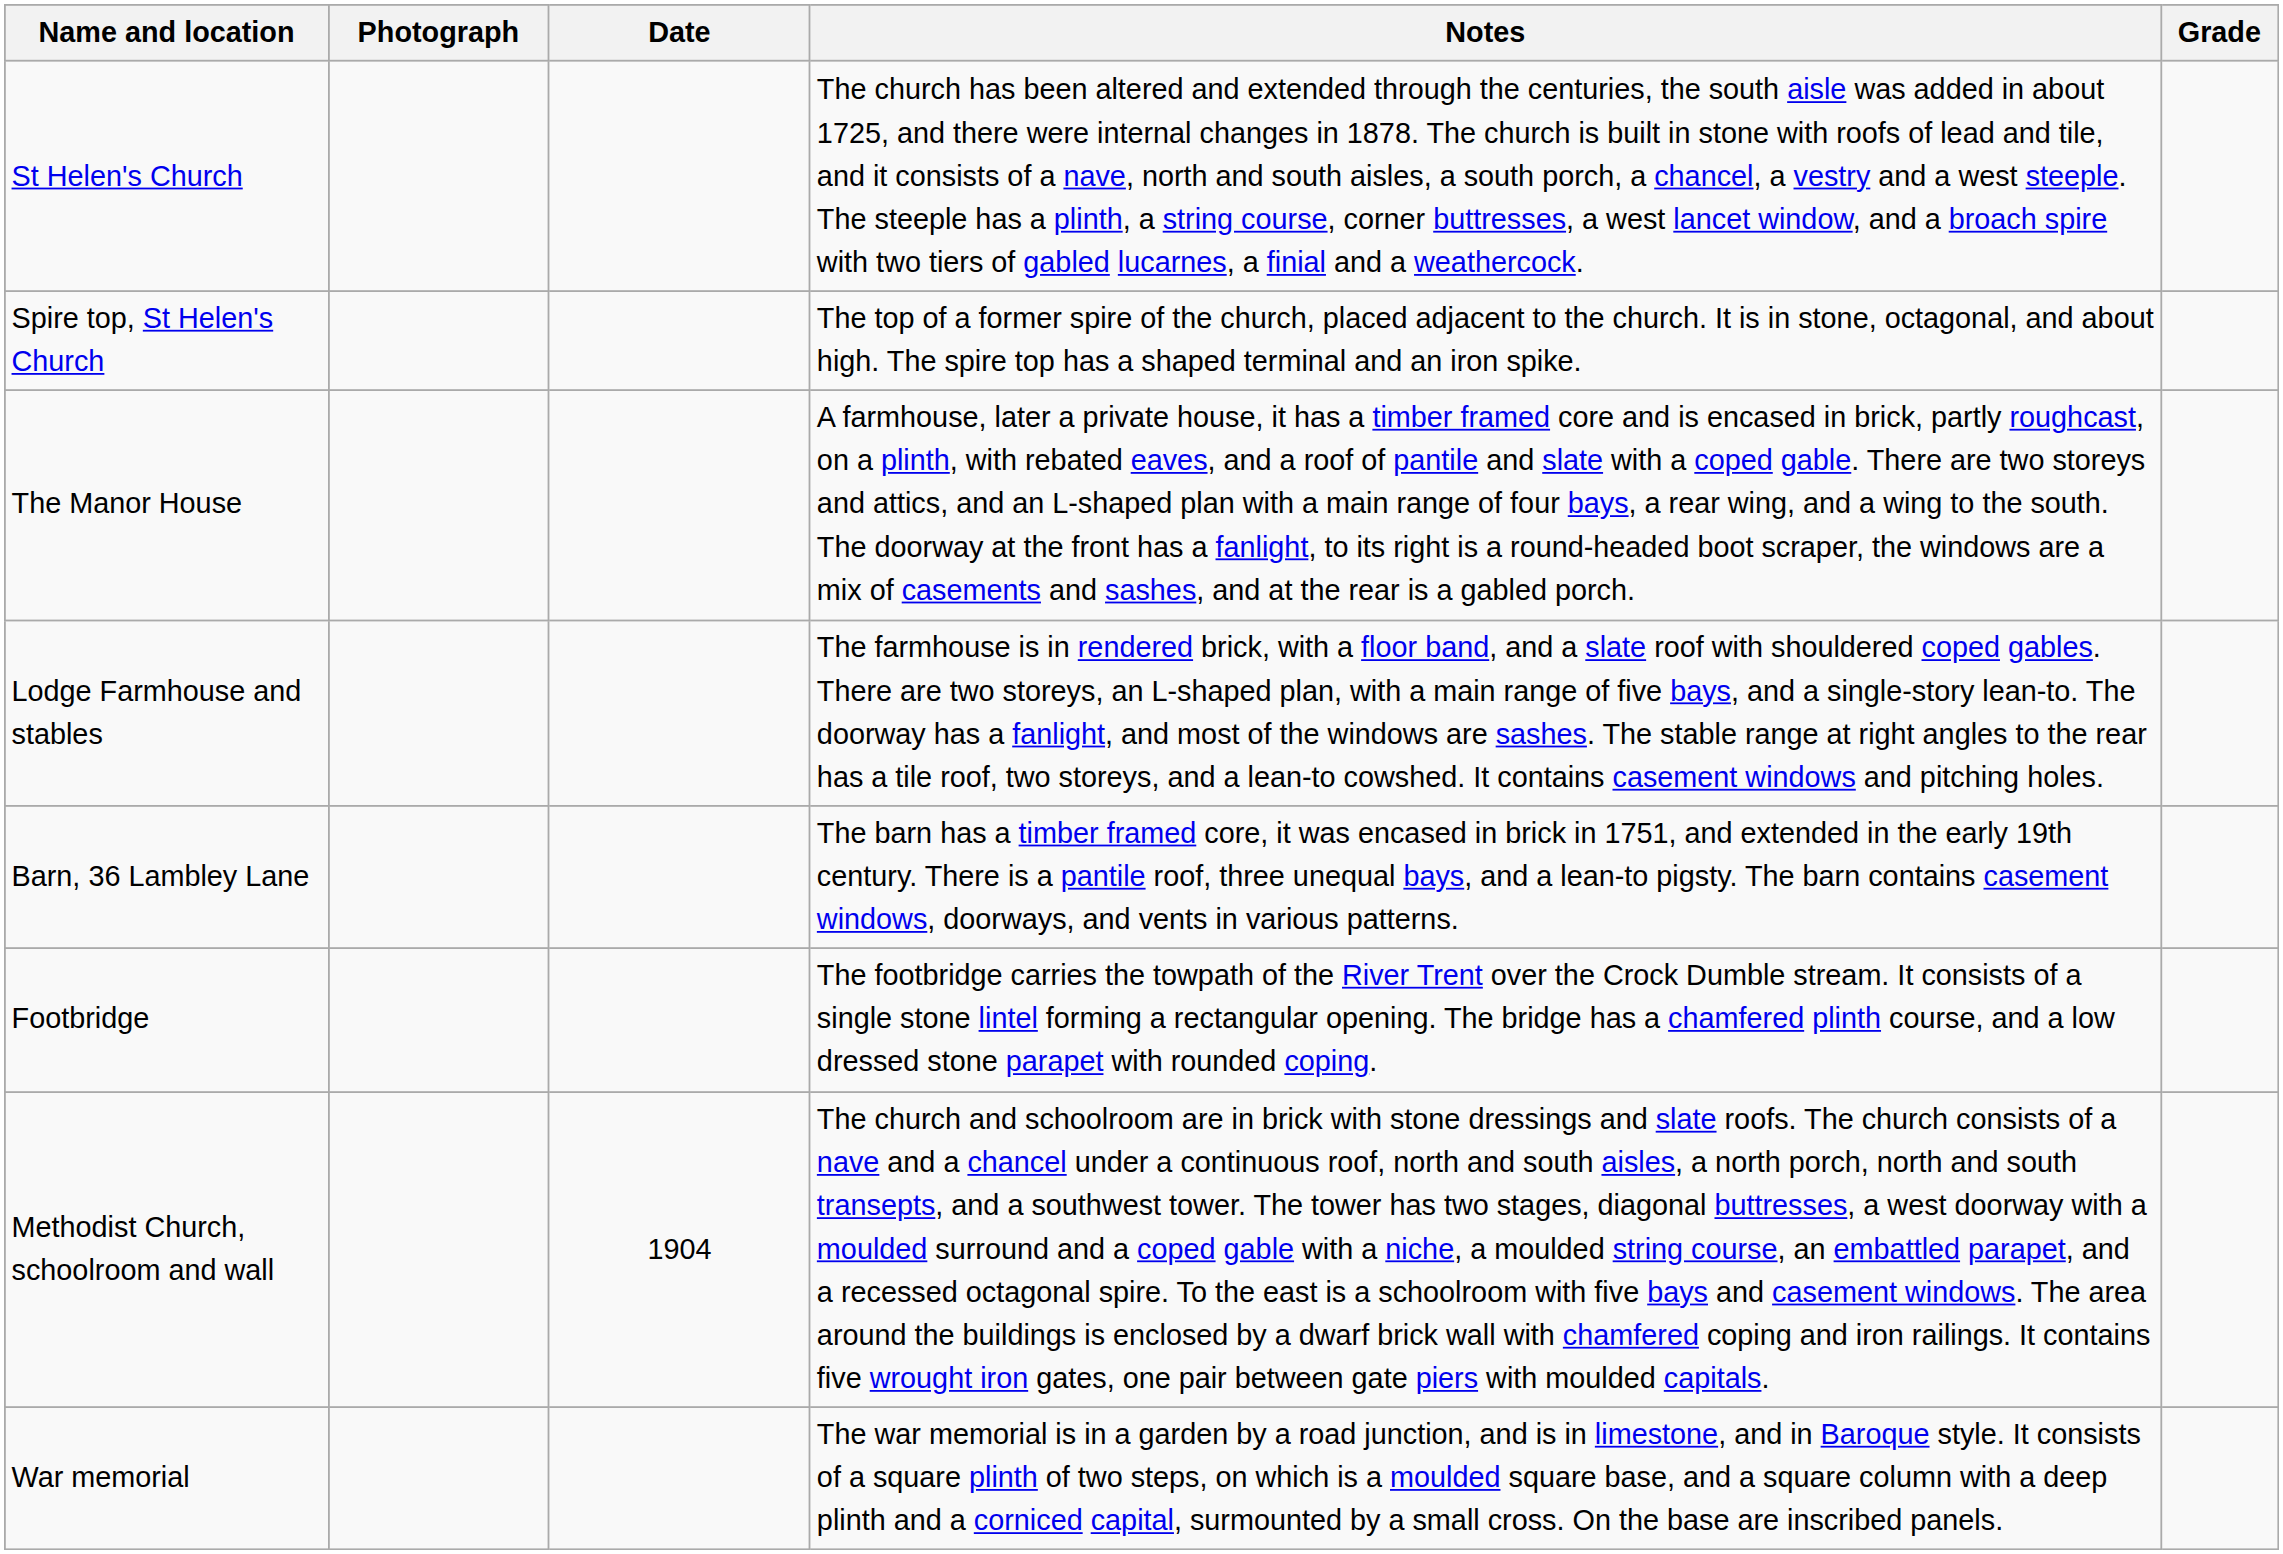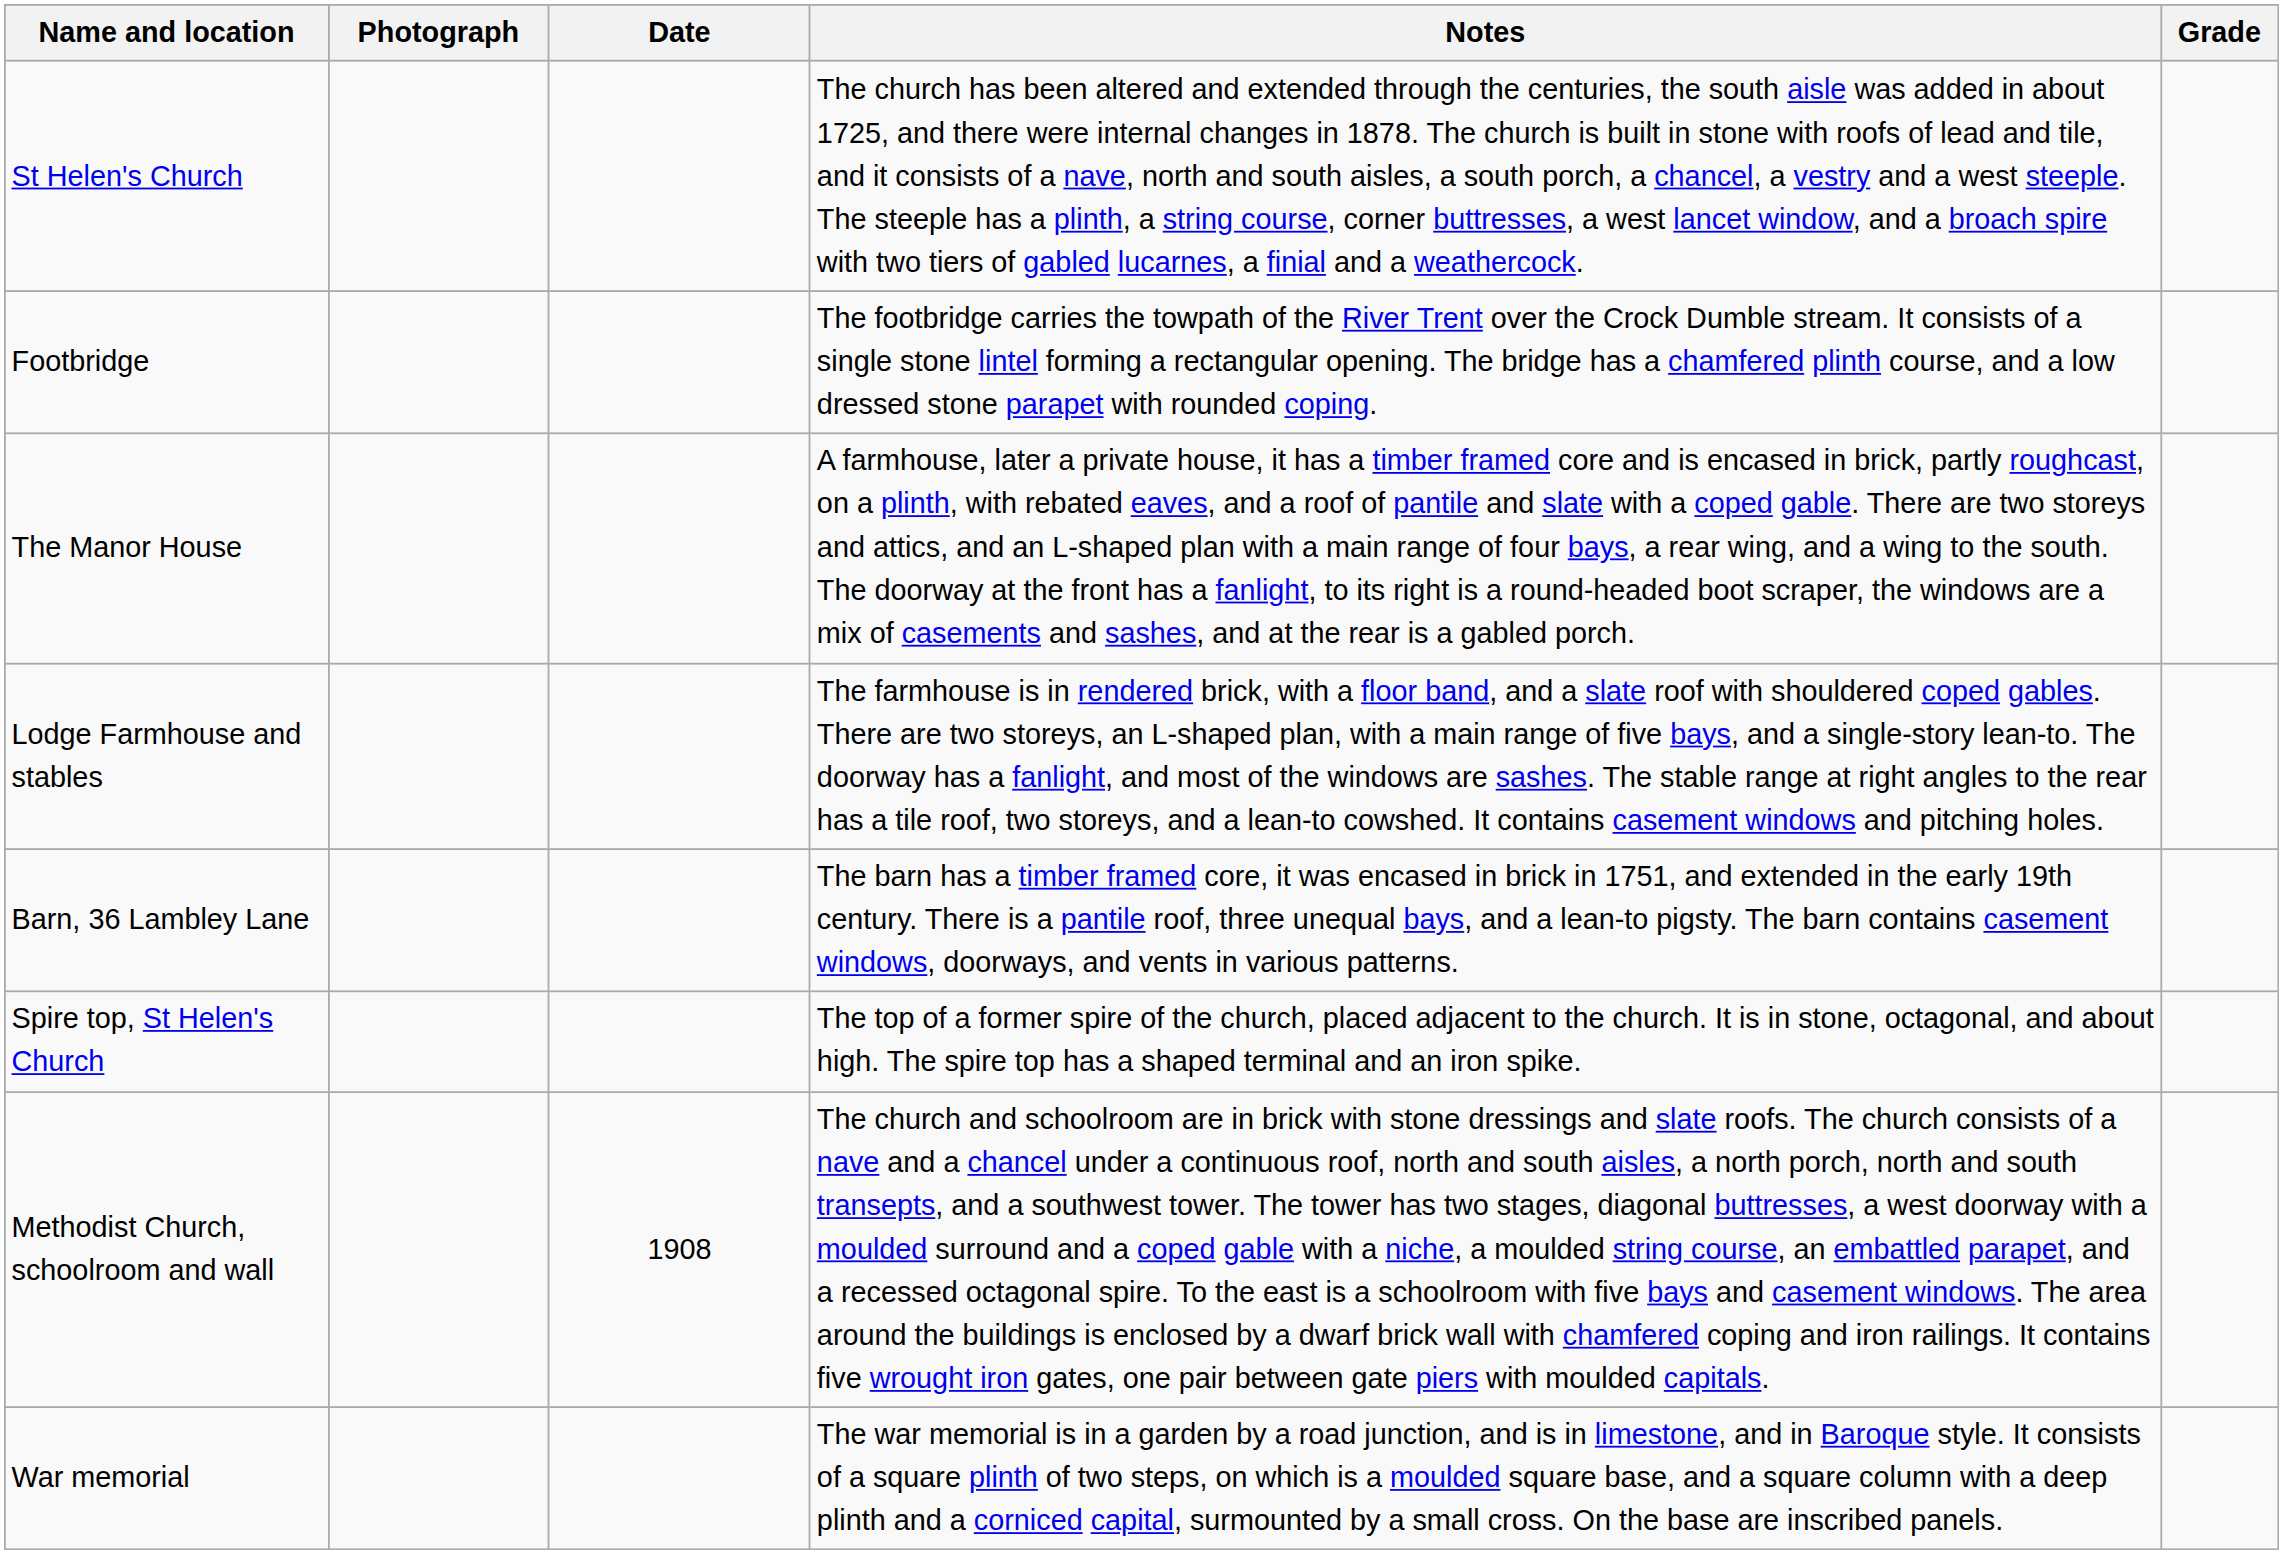rows swapped: (142, 340) <-> (80, 1019)
(679, 1248) 1904 -> (679, 1248) 1908
